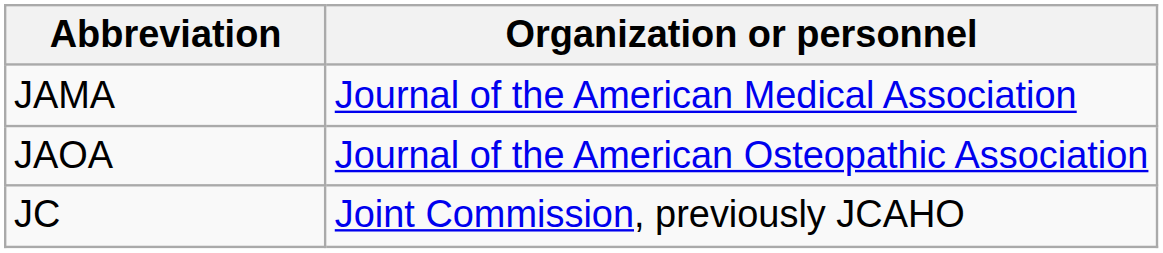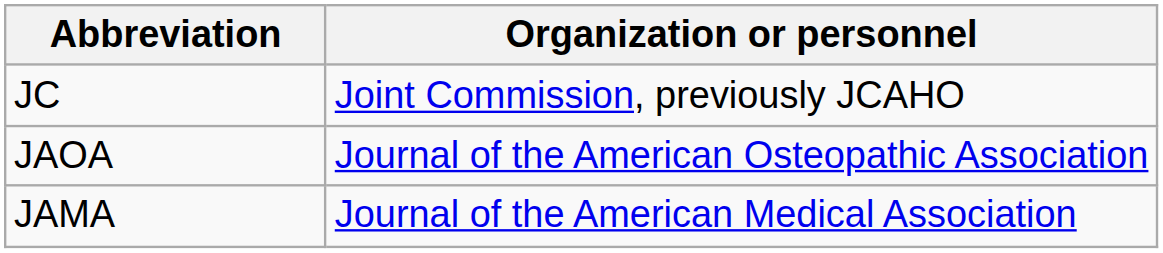rows swapped: (64, 94) <-> (37, 214)
